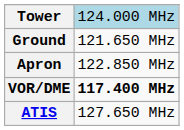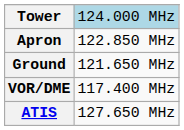rows swapped: (39, 41) <-> (39, 65)
(126, 89) bold -> (126, 89) normal
